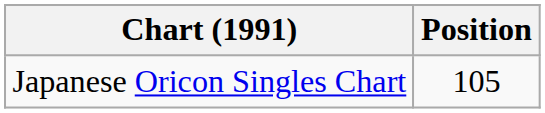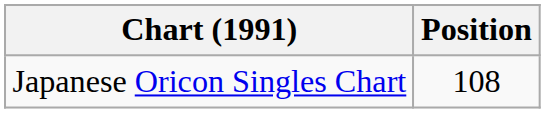(477, 81) 105 -> (477, 81) 108
